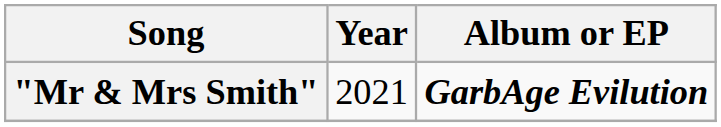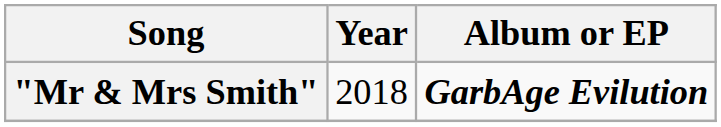(372, 90) 2021 -> (372, 90) 2018
